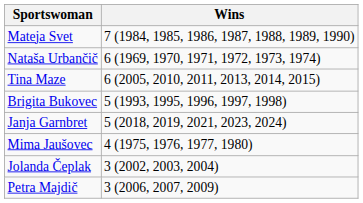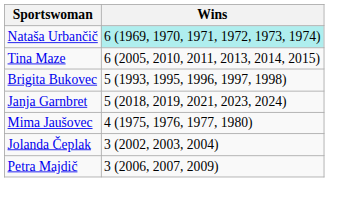- row: (40, 36)
(212, 58) no background -> (212, 36) paleturquoise background
